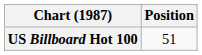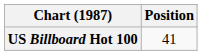(169, 38) 51 -> (169, 38) 41
